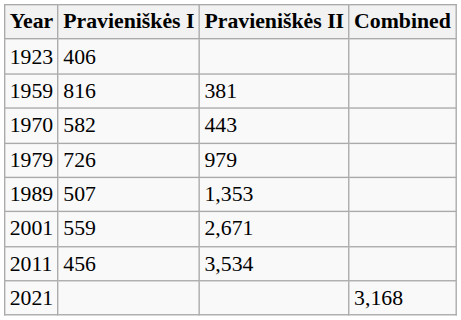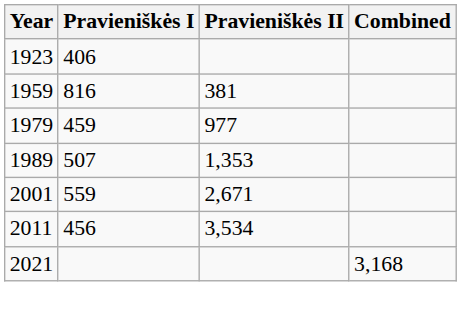- row: (31, 125)
(80, 159) 726 -> (80, 125) 459
(221, 159) 979 -> (221, 125) 977
